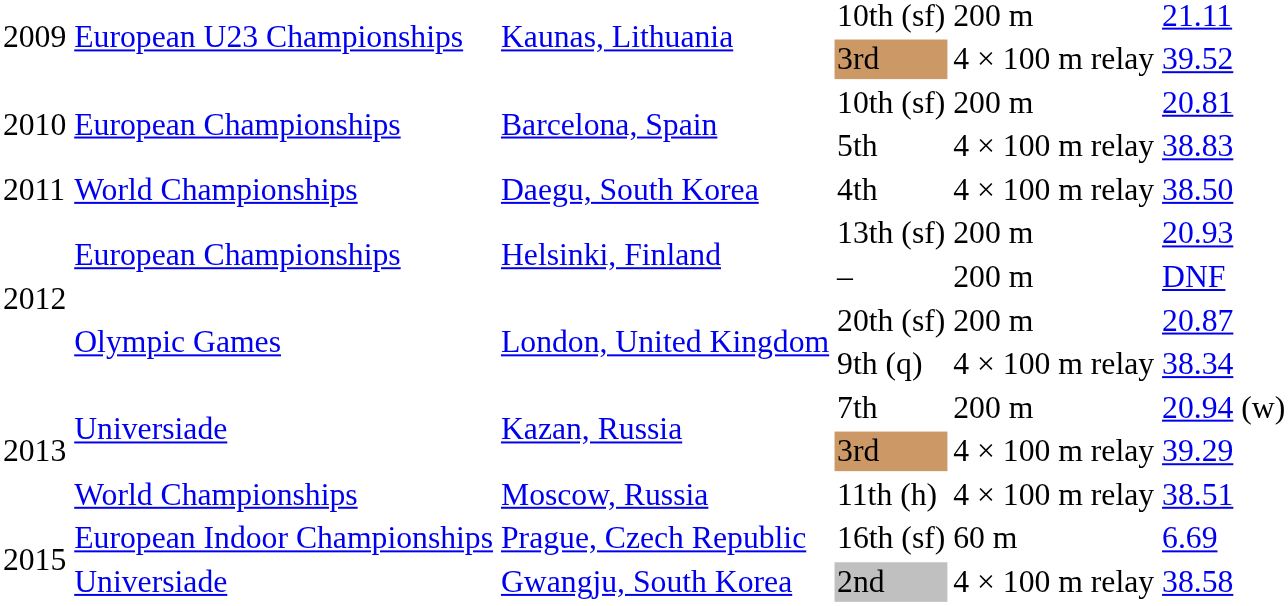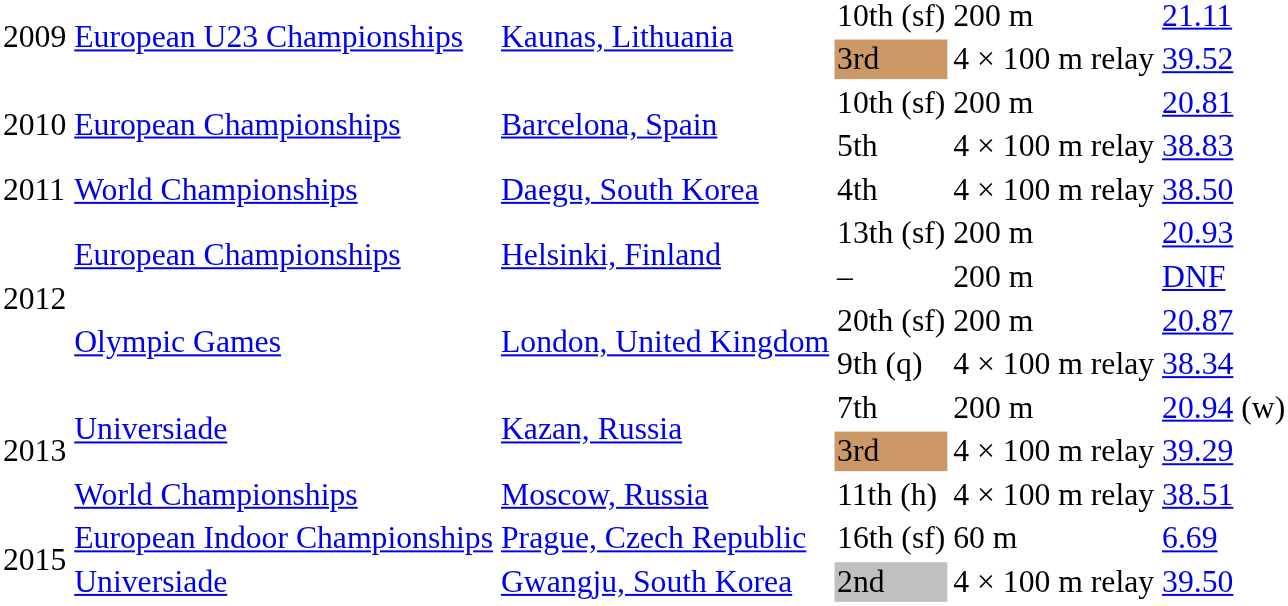(1198, 581) 38.58 -> (1198, 581) 39.50
